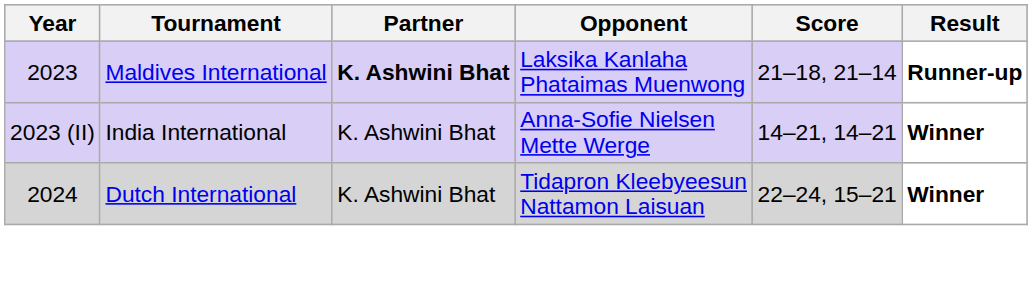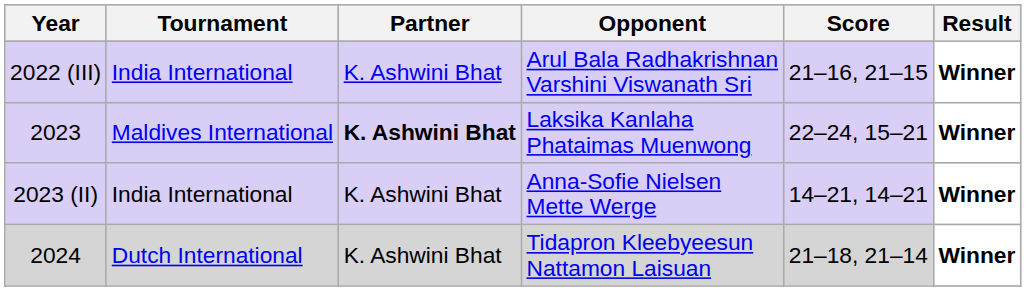+ row: (56, 72)
(827, 72) 21–18, 21–14 -> (858, 133) 22–24, 15–21
(965, 72) Runner-up -> (977, 133) Winner
(827, 194) 22–24, 15–21 -> (858, 255) 21–18, 21–14
